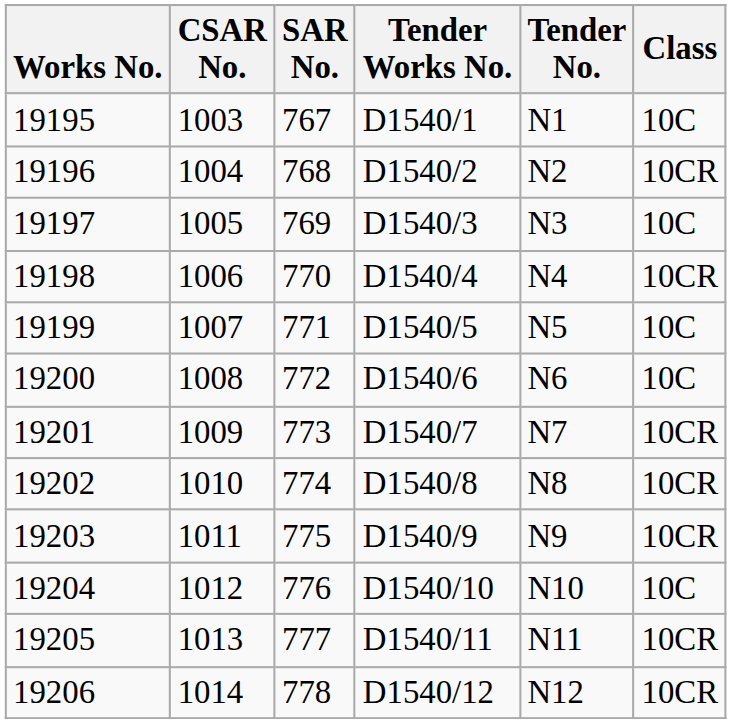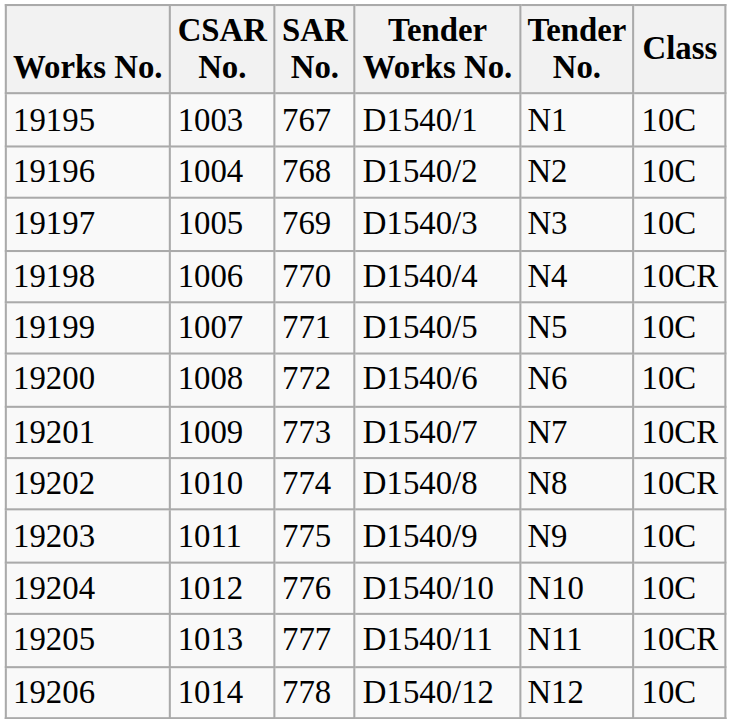(680, 171) 10CR -> (669, 171) 10C
(680, 535) 10CR -> (669, 535) 10C
(680, 691) 10CR -> (669, 691) 10C
